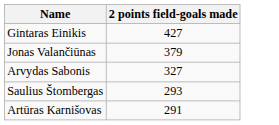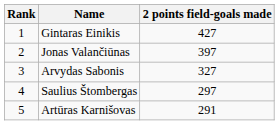+ column: (21, 14)
(173, 52) 379 -> (207, 52) 397
(173, 91) 293 -> (207, 91) 297
